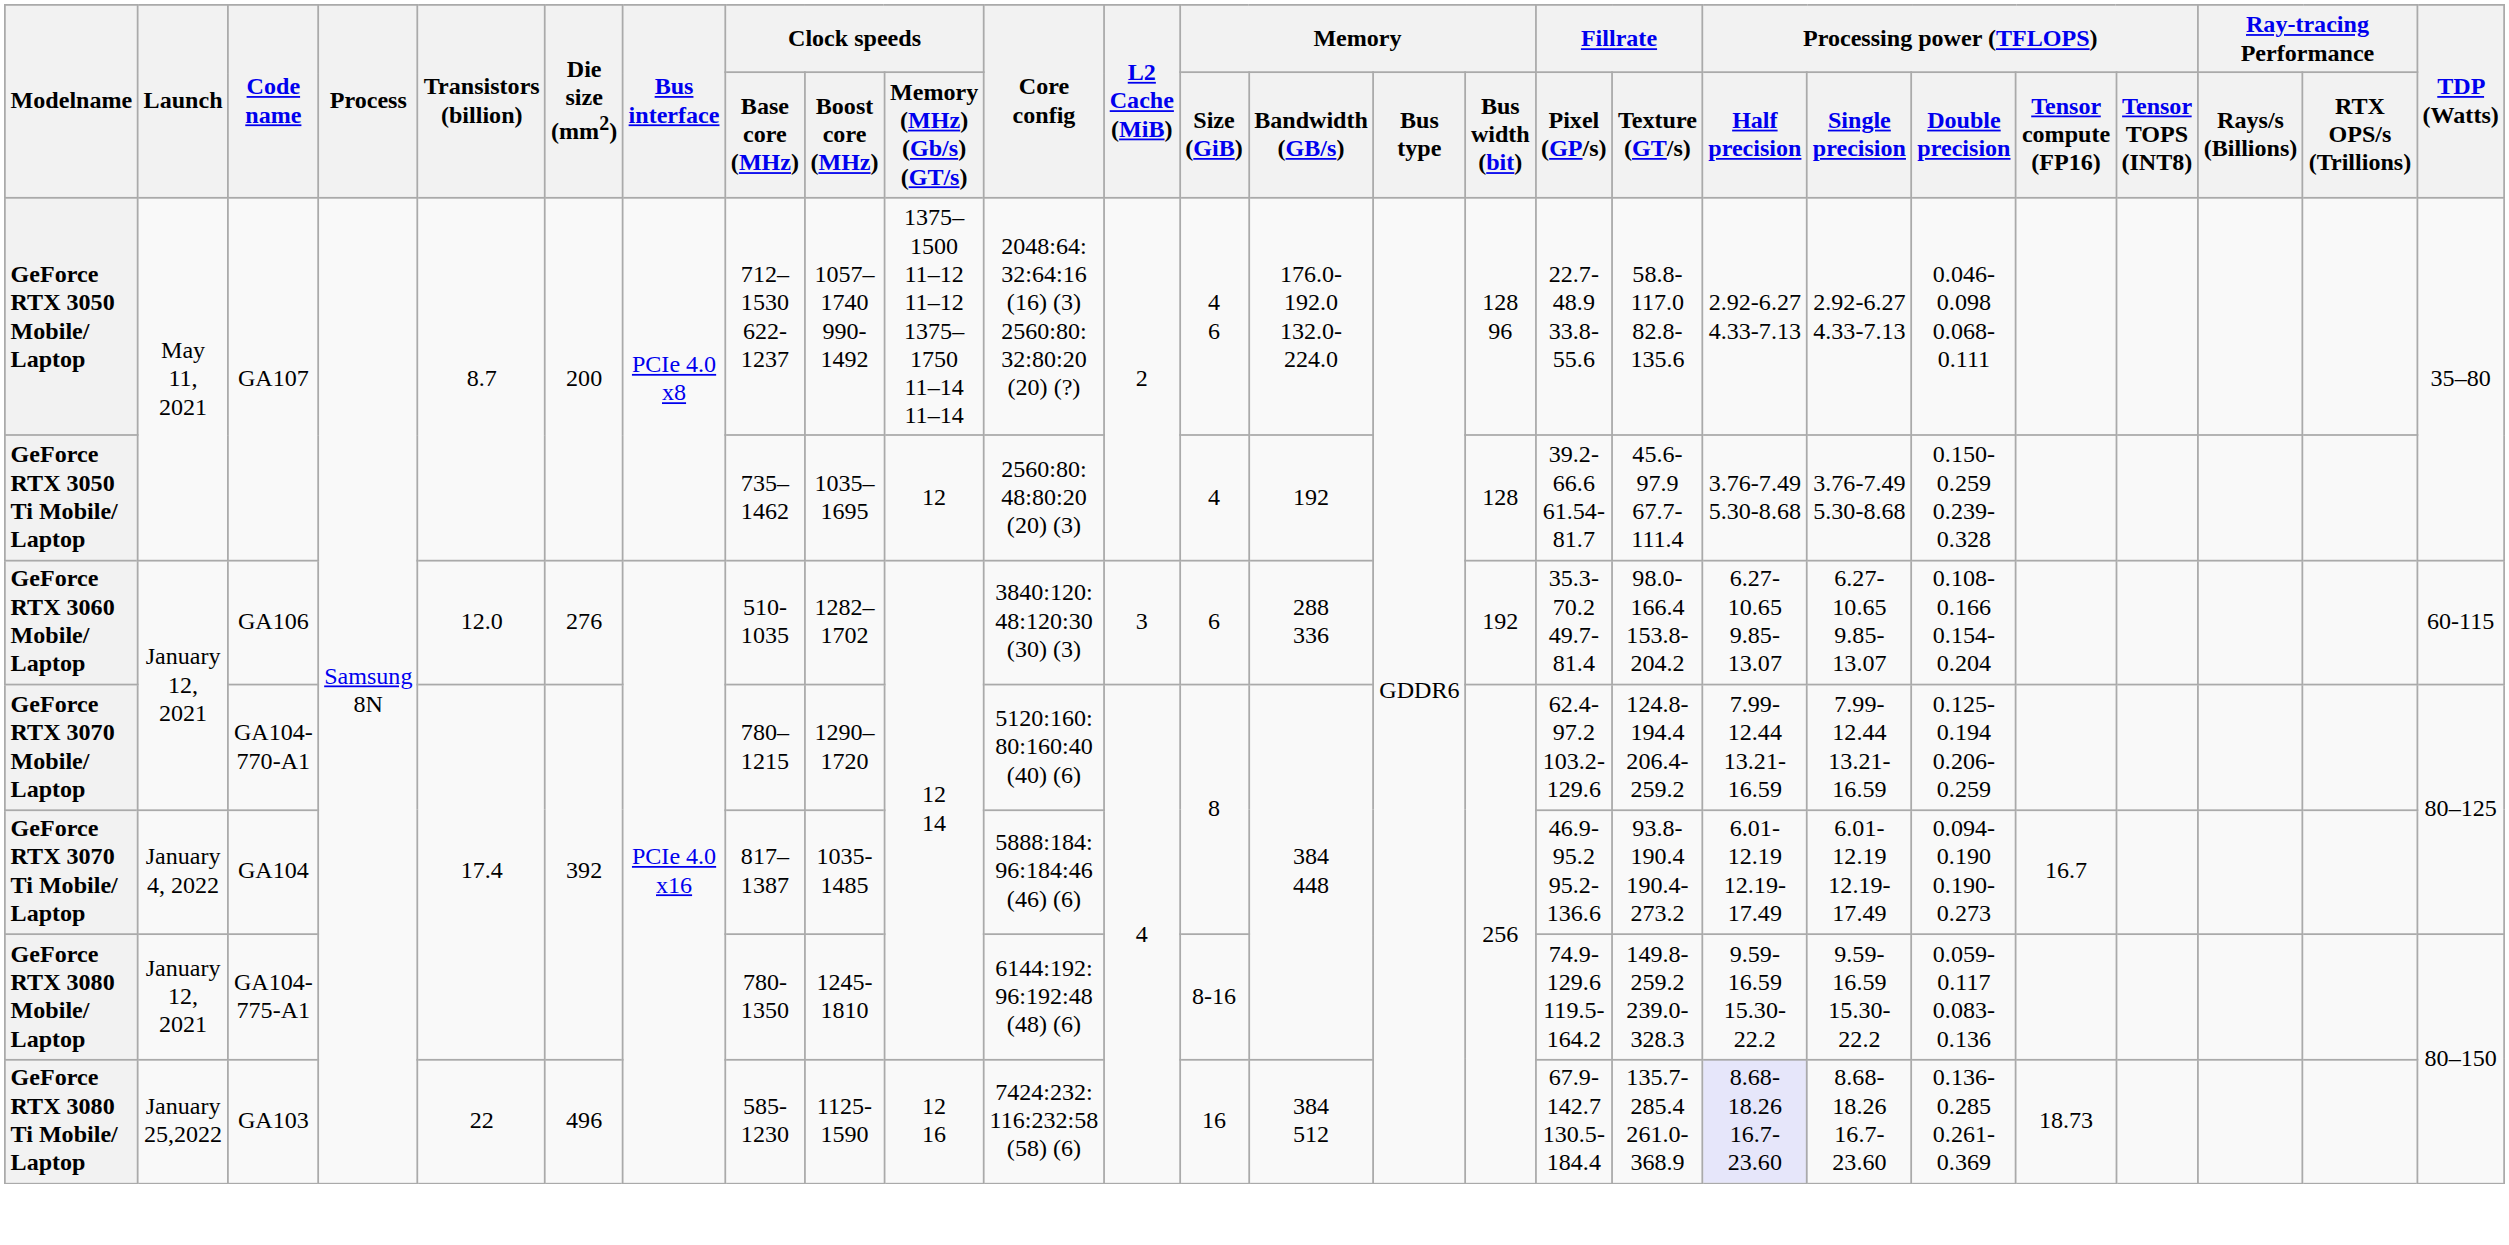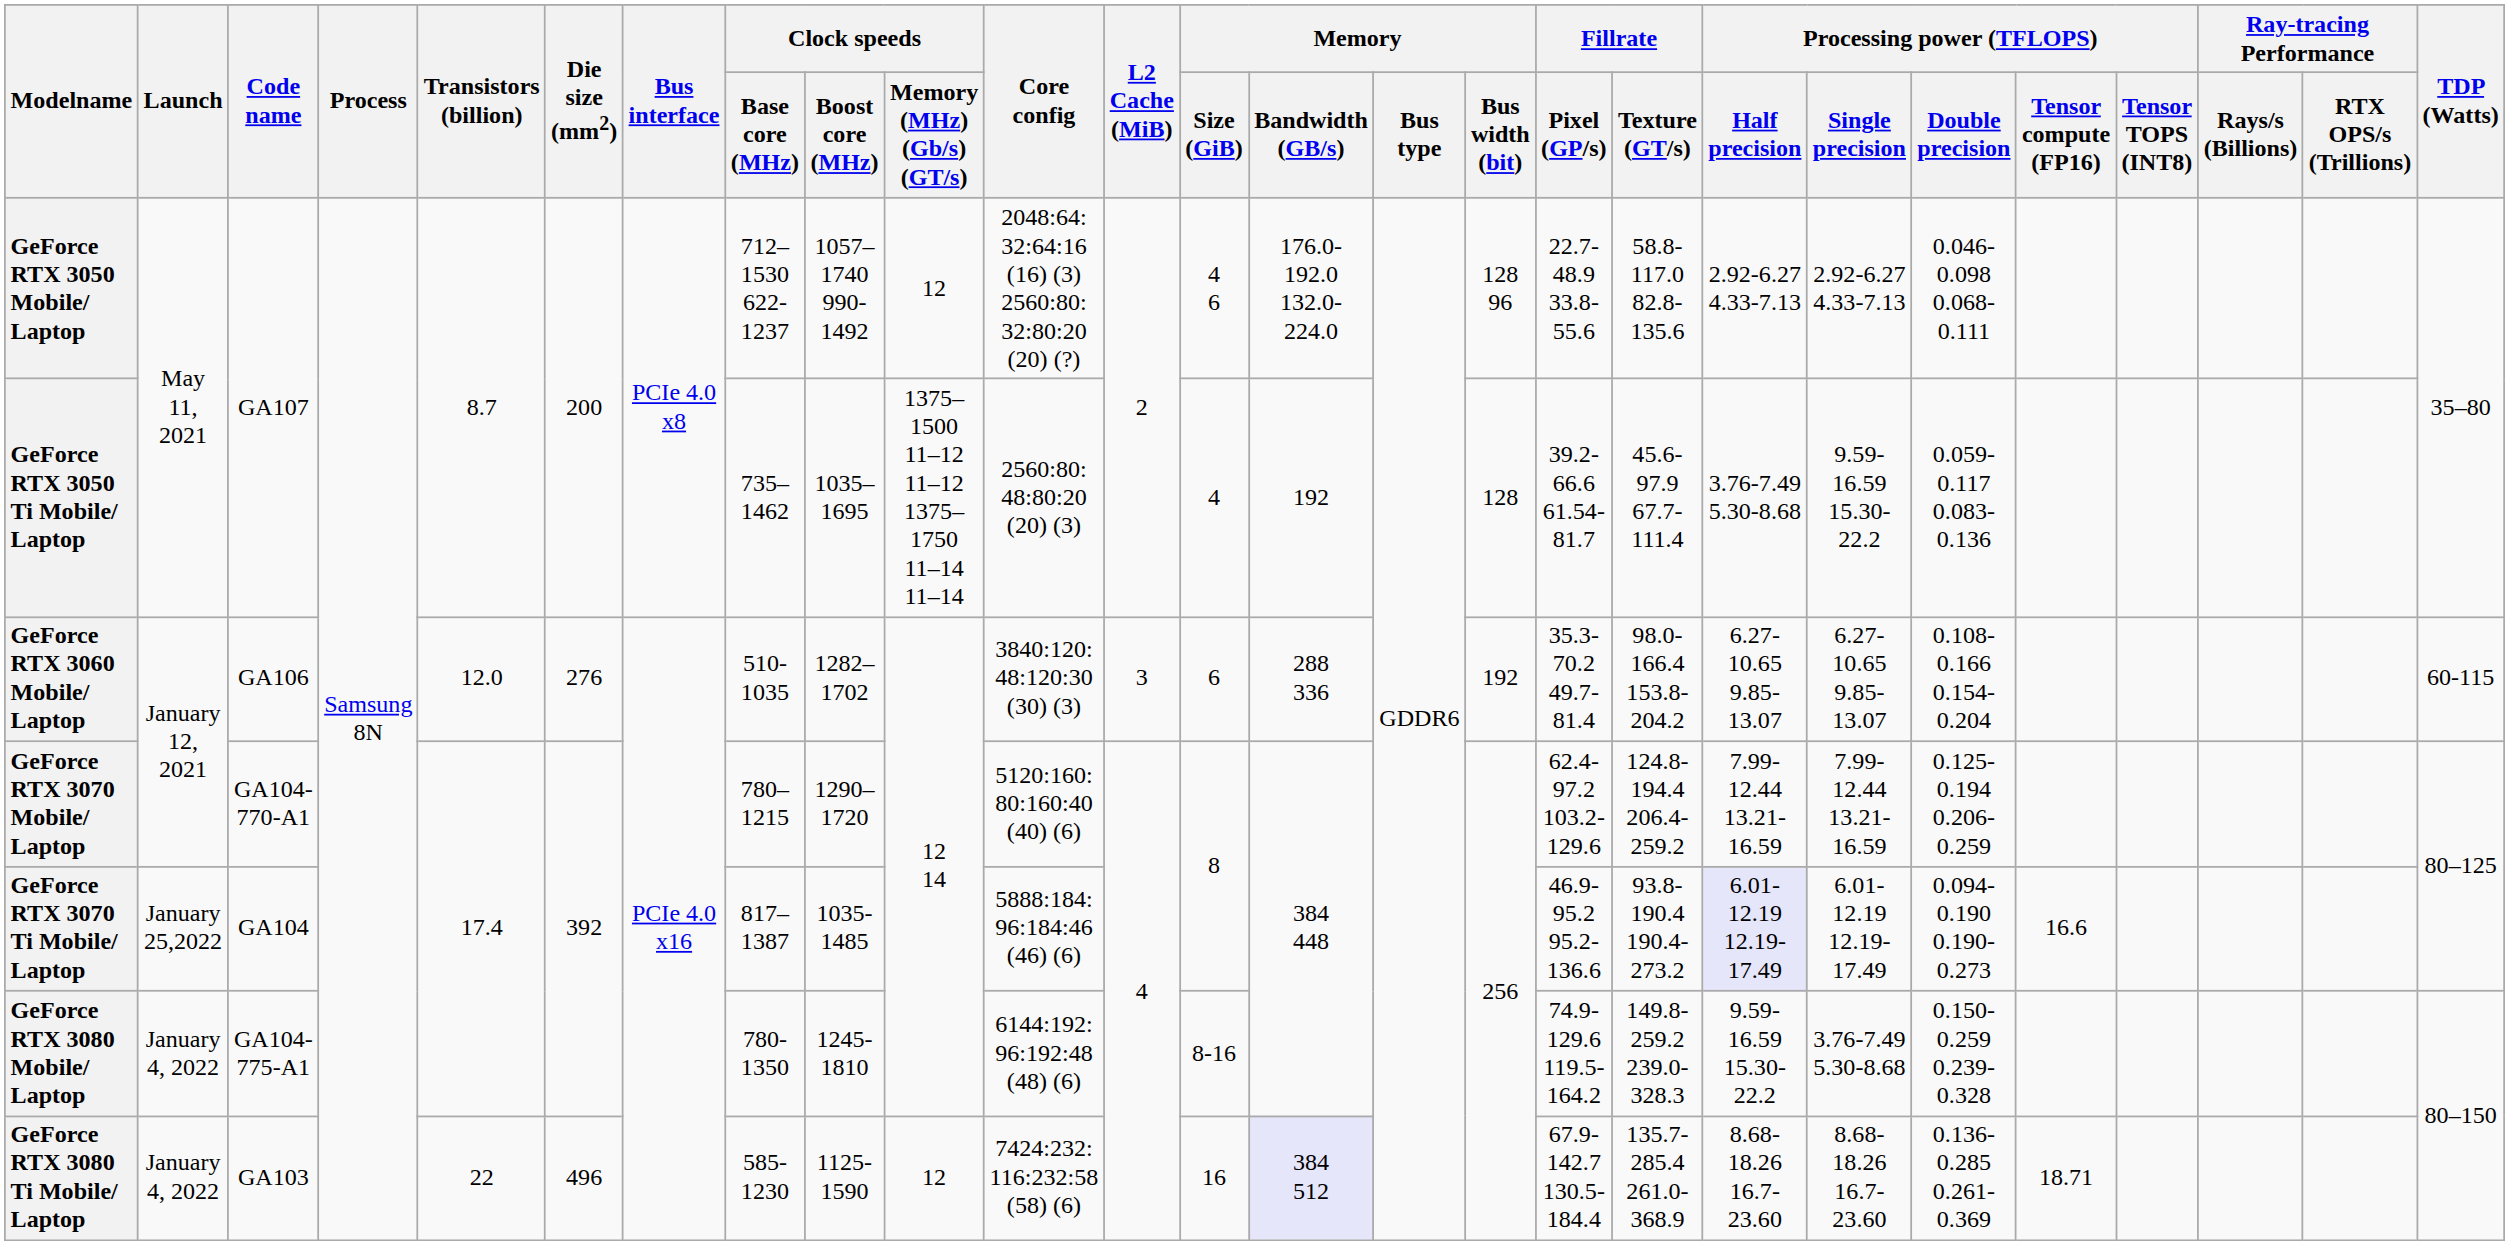(934, 315) 1375–1500 11–12 11–12 1375–1750 11–14 11–14 -> (934, 287) 12
(934, 497) 12 -> (934, 497) 1375–1500 11–12 11–12 1375–1750 11–14 11–14
(1859, 497) 3.76-7.49 5.30-8.68 -> (1859, 497) 9.59-16.59 15.30-22.2
(1964, 497) 0.150-0.259 0.239-0.328 -> (1964, 497) 0.059-0.117 0.083-0.136
(183, 871) January 4, 2022 -> (183, 927) January 25,2022
(1755, 871) no background -> (1755, 927) lavender background
(2066, 871) 16.7 -> (2066, 927) 16.6
(183, 995) January 12, 2021 -> (183, 1052) January 4, 2022
(1859, 995) 9.59-16.59 15.30-22.2 -> (1859, 1052) 3.76-7.49 5.30-8.68
(1964, 995) 0.059-0.117 0.083-0.136 -> (1964, 1052) 0.150-0.259 0.239-0.328
(183, 1120) January 25,2022 -> (183, 1177) January 4, 2022
(934, 1120) 12 16 -> (934, 1177) 12
(1311, 1120) no background -> (1311, 1177) lavender background
(1755, 1120) lavender background -> (1755, 1177) no background
(2066, 1120) 18.73 -> (2066, 1177) 18.71
